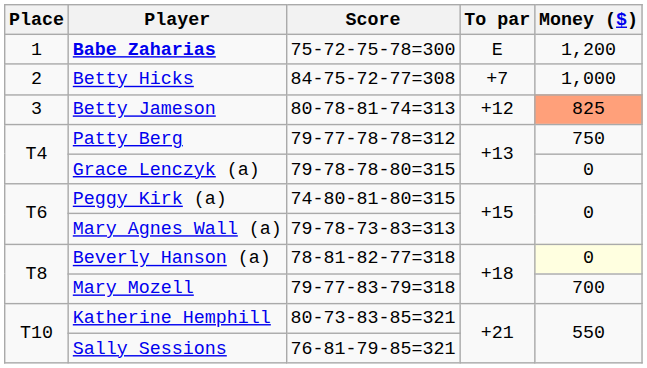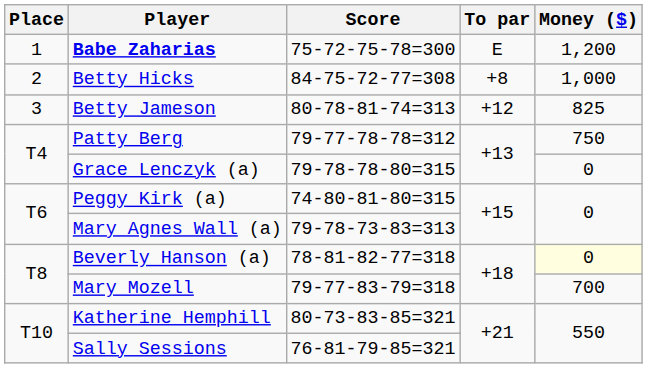(497, 79) +7 -> (497, 79) +8
(589, 109) lightsalmon background -> (589, 109) no background
